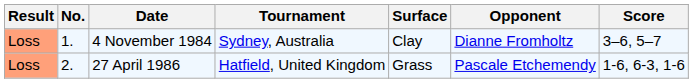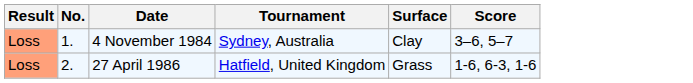- column: (525, 16)
